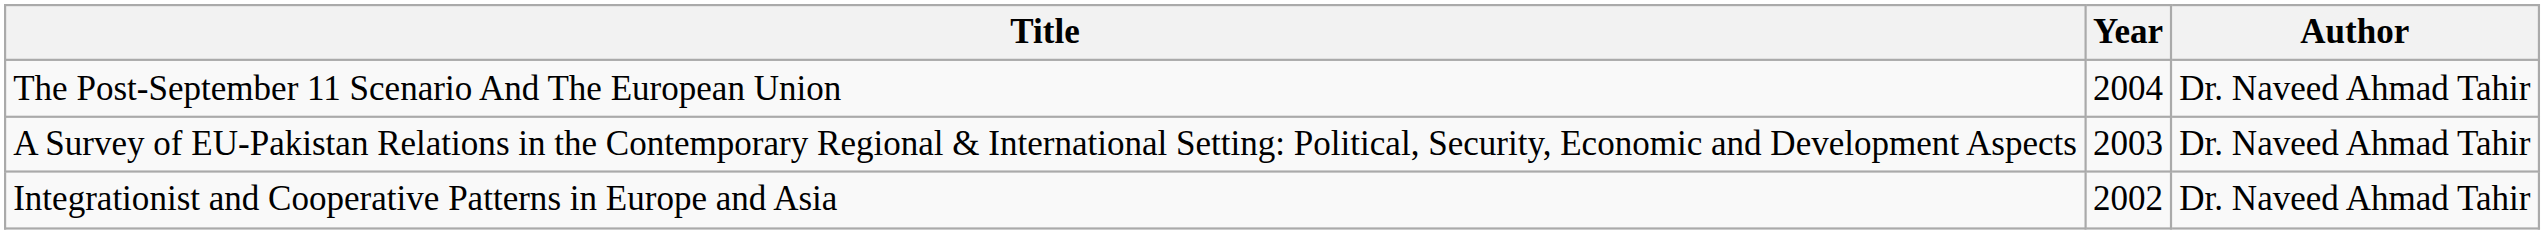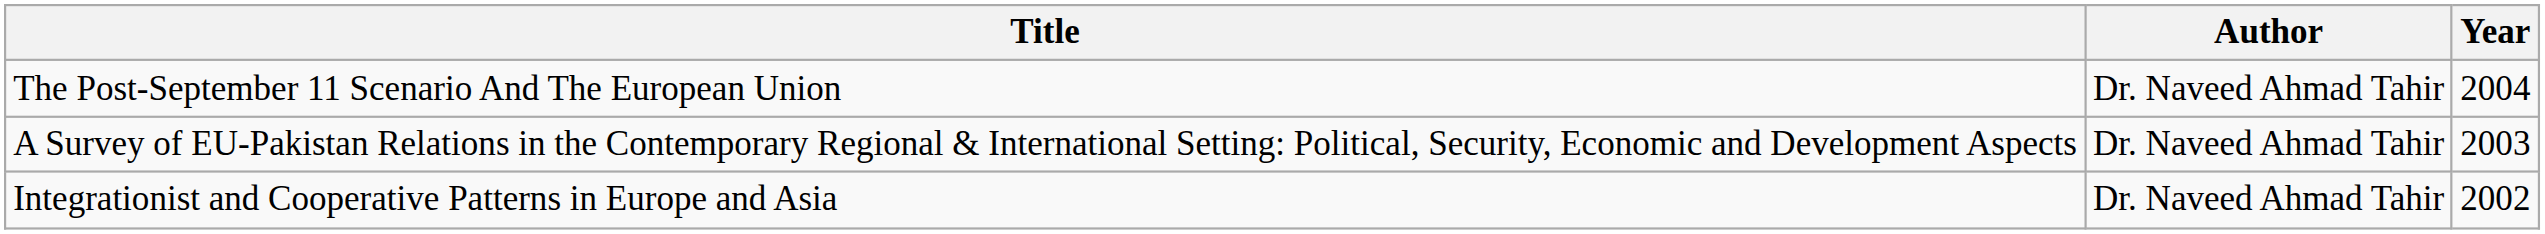columns swapped: (2355, 32) <-> (2128, 32)
